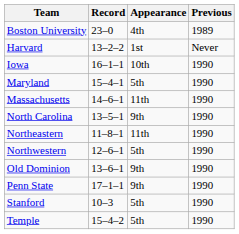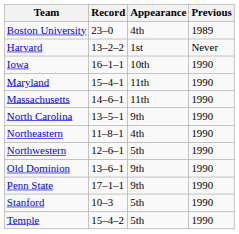(137, 82) 5th -> (140, 82) 11th
(140, 133) 11th -> (137, 133) 4th
